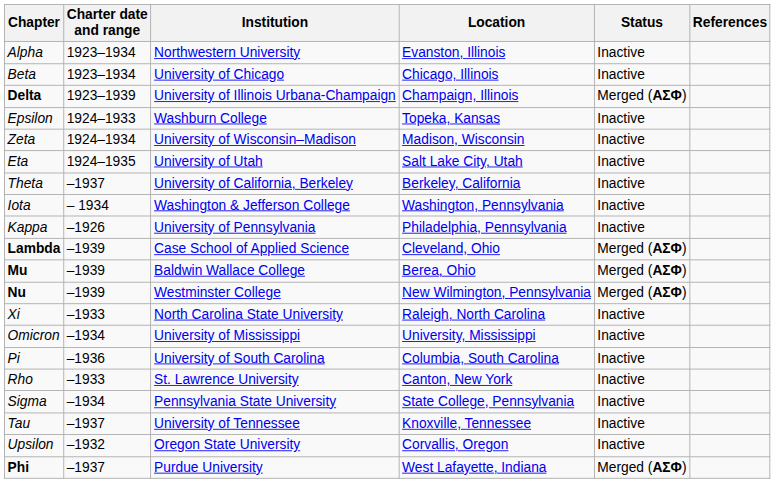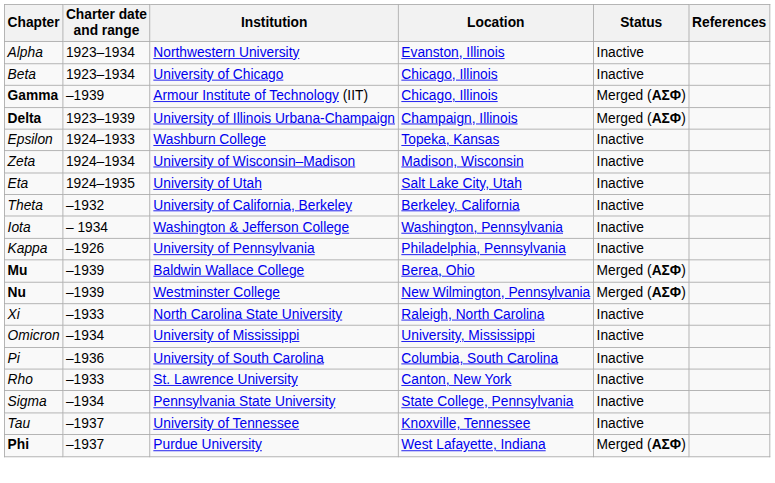+ row: (33, 96)
(86, 183) –1937 -> (85, 205) –1932
- row: (34, 249)
- row: (31, 445)
